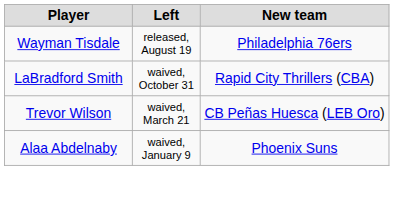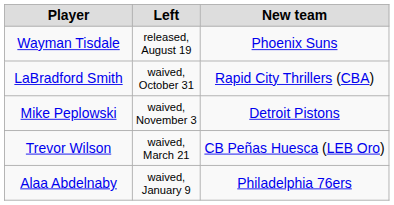(295, 43) Philadelphia 76ers -> (295, 43) Phoenix Suns
+ row: (69, 113)
(295, 148) Phoenix Suns -> (295, 183) Philadelphia 76ers
